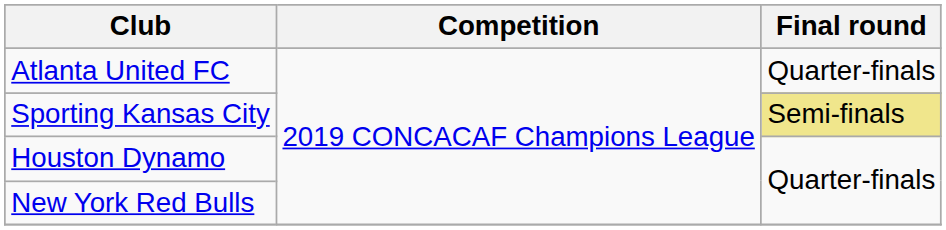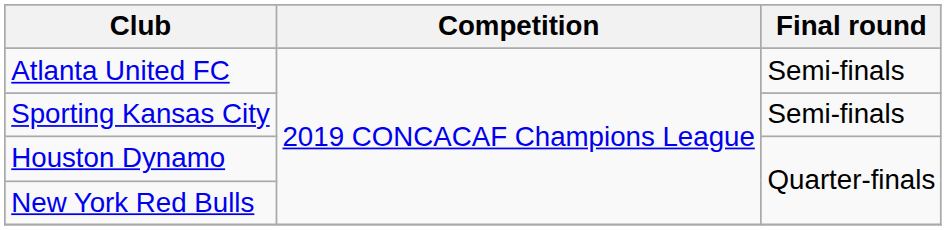(851, 70) Quarter-finals -> (836, 70) Semi-finals
(836, 114) khaki background -> (836, 114) no background
